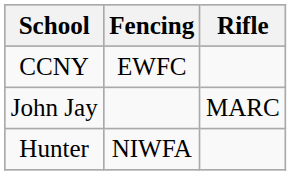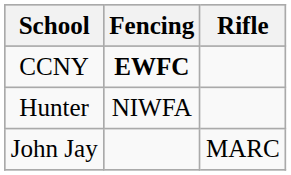(152, 66) normal -> (152, 66) bold
rows swapped: (54, 149) <-> (54, 108)
